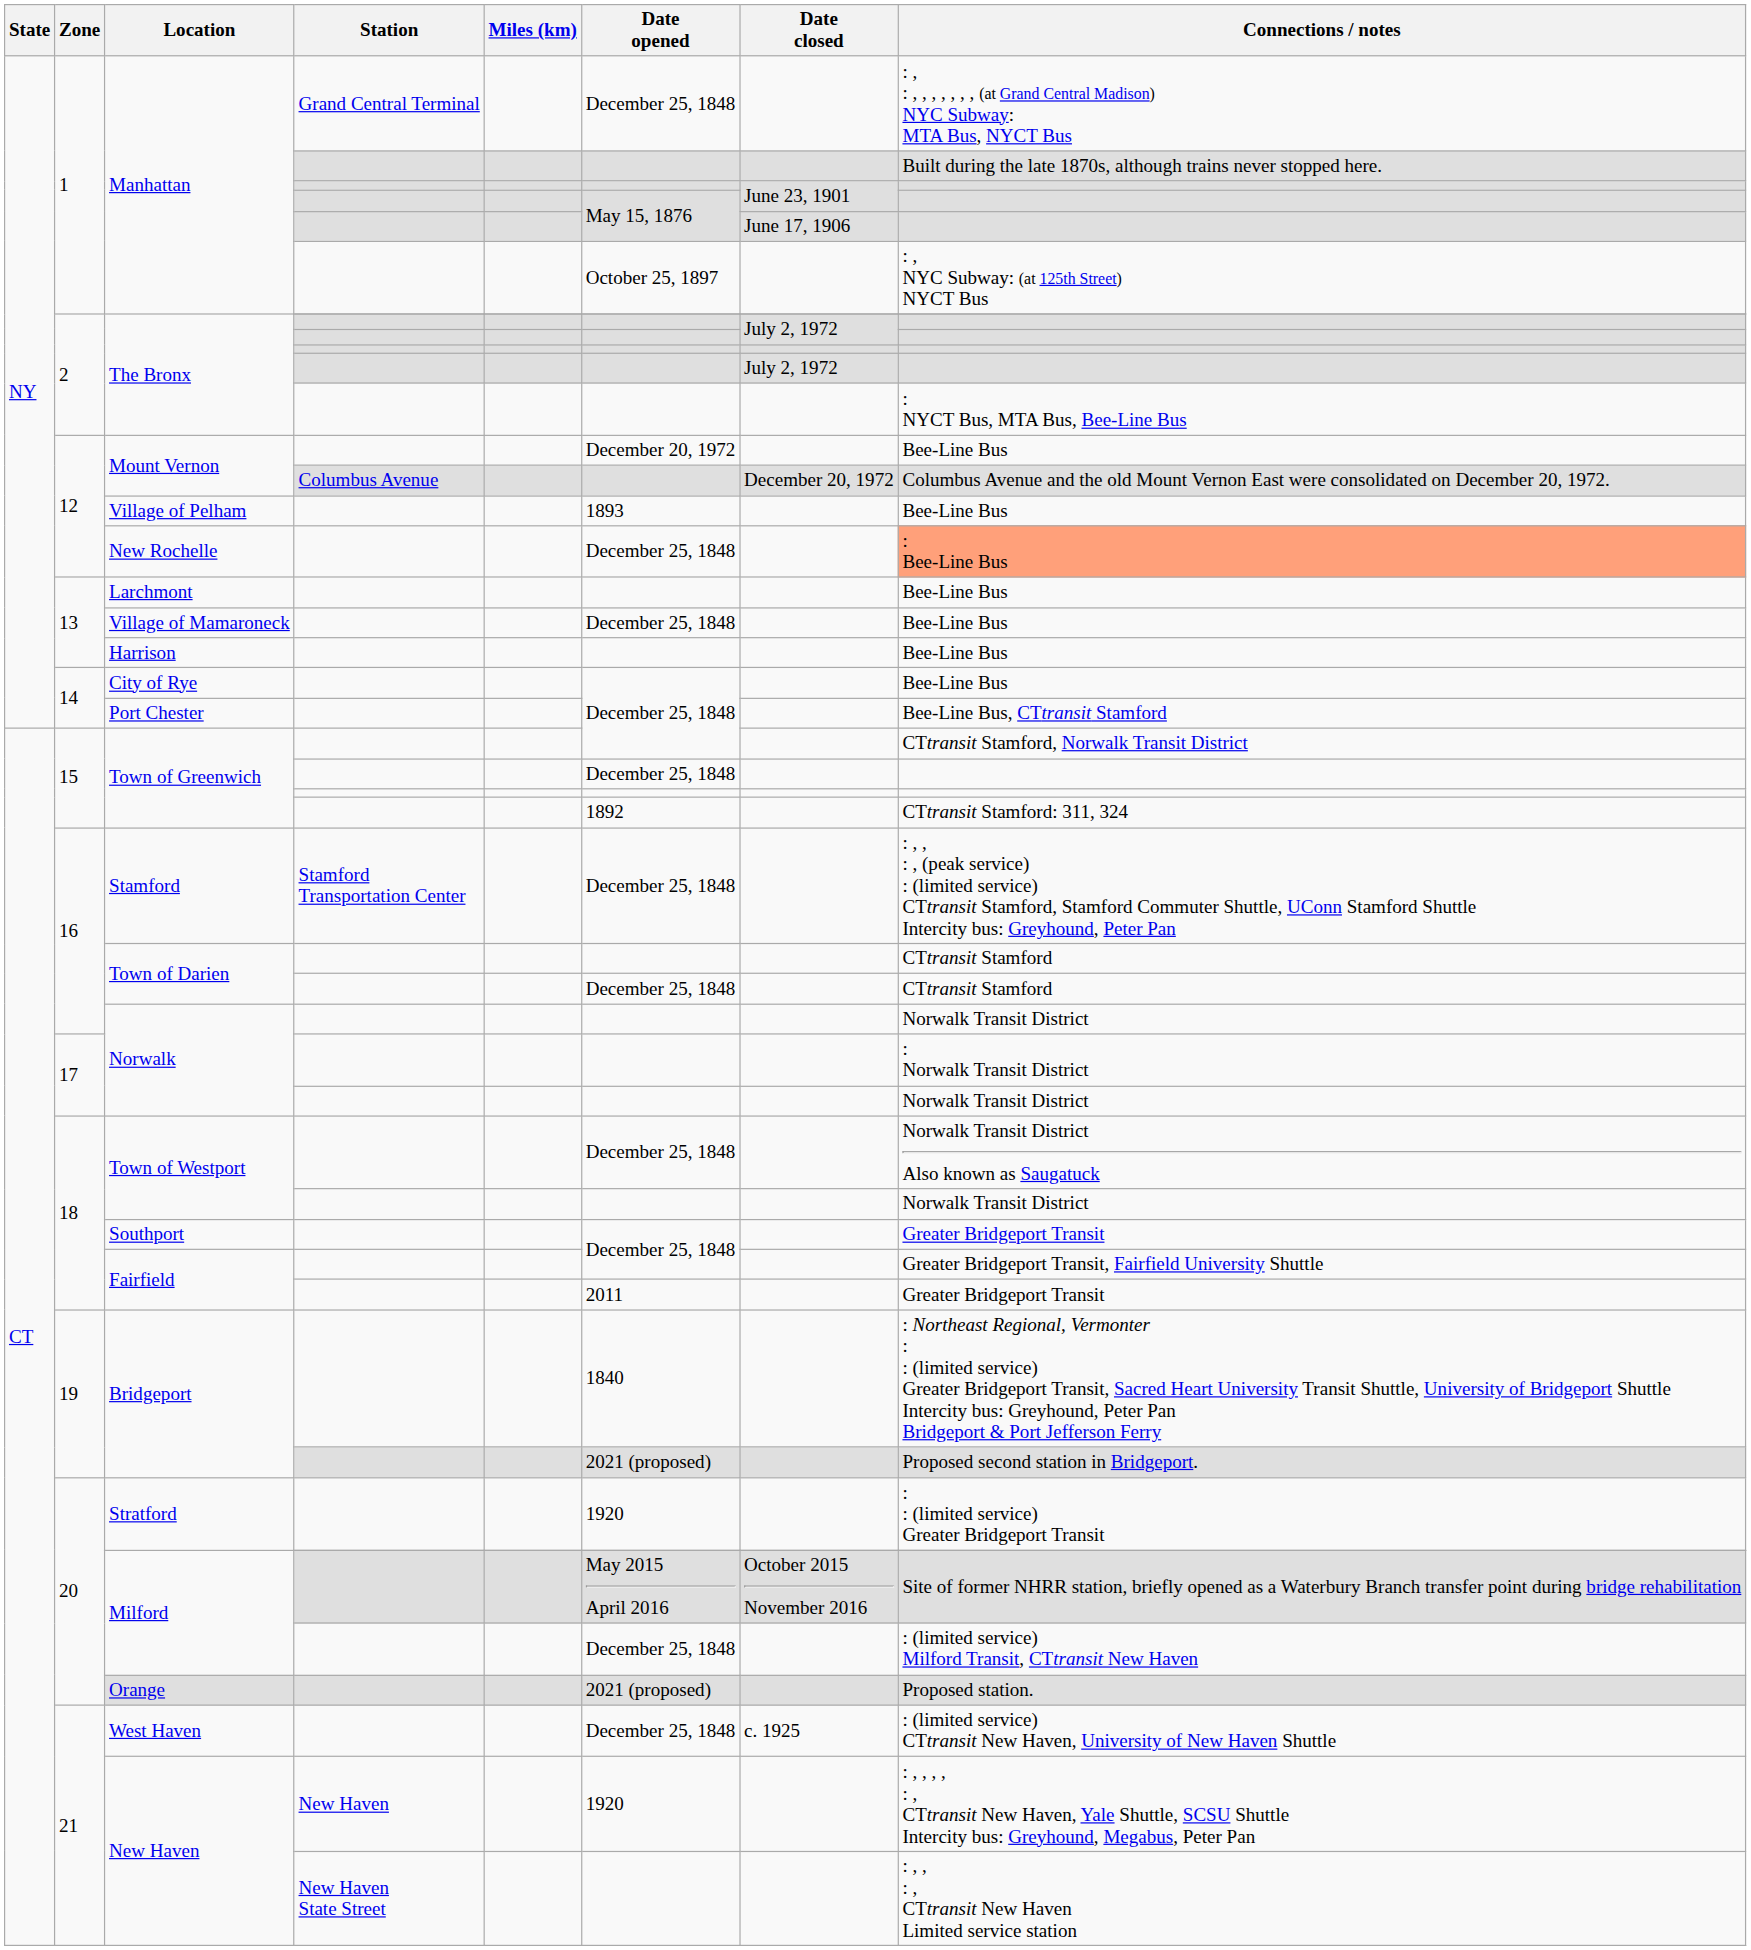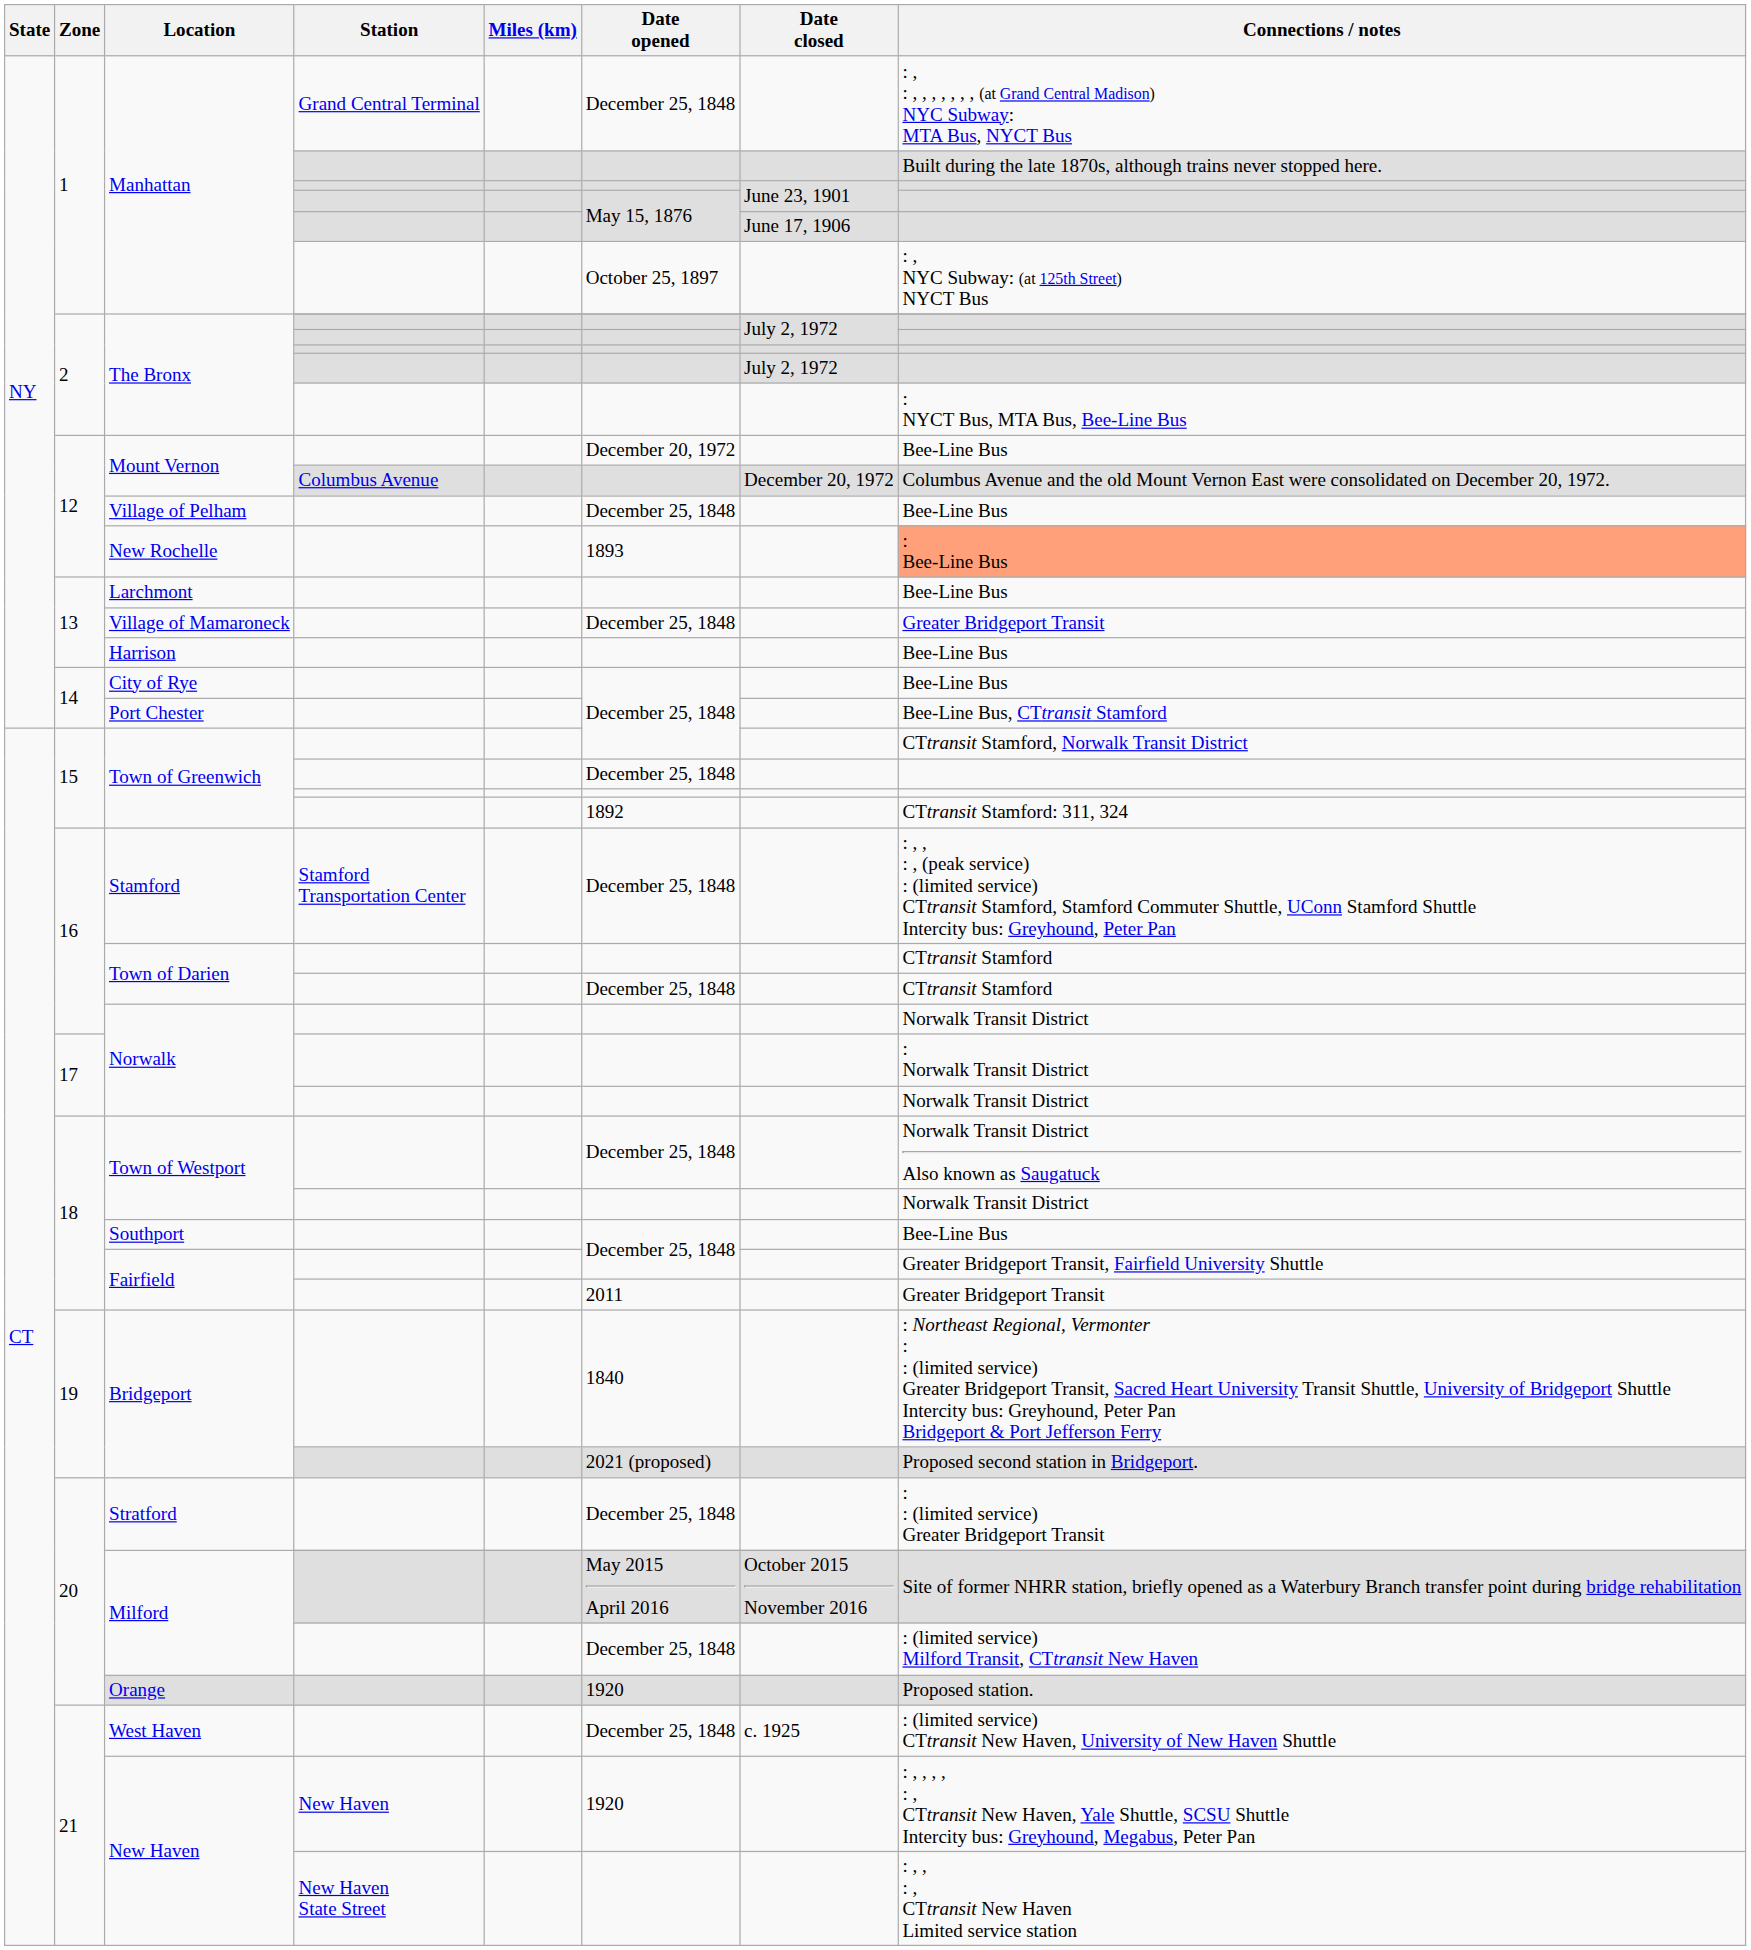(605, 510) 1893 -> (660, 510) December 25, 1848
(660, 551) December 25, 1848 -> (605, 551) 1893
(955, 622) Bee-Line Bus -> (1003, 622) Greater Bridgeport Transit
(1003, 1234) Greater Bridgeport Transit -> (955, 1234) Bee-Line Bus
(605, 1513) 1920 -> (660, 1513) December 25, 1848
(648, 1689) 2021 (proposed) -> (605, 1689) 1920
